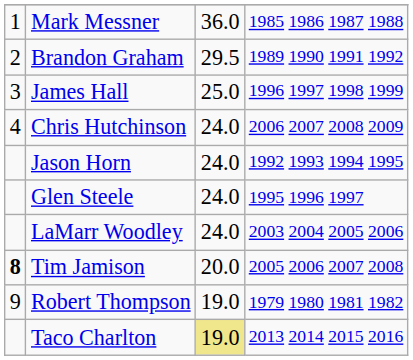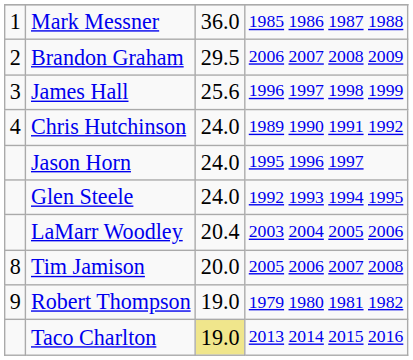(326, 57) 1989 1990 1991 1992 -> (326, 57) 2006 2007 2008 2009
(220, 92) 25.0 -> (220, 92) 25.6
(326, 127) 2006 2007 2008 2009 -> (326, 127) 1989 1990 1991 1992
(326, 162) 1992 1993 1994 1995 -> (306, 162) 1995 1996 1997
(306, 197) 1995 1996 1997 -> (326, 197) 1992 1993 1994 1995
(220, 232) 24.0 -> (220, 232) 20.4
(15, 267) bold -> (15, 267) normal
